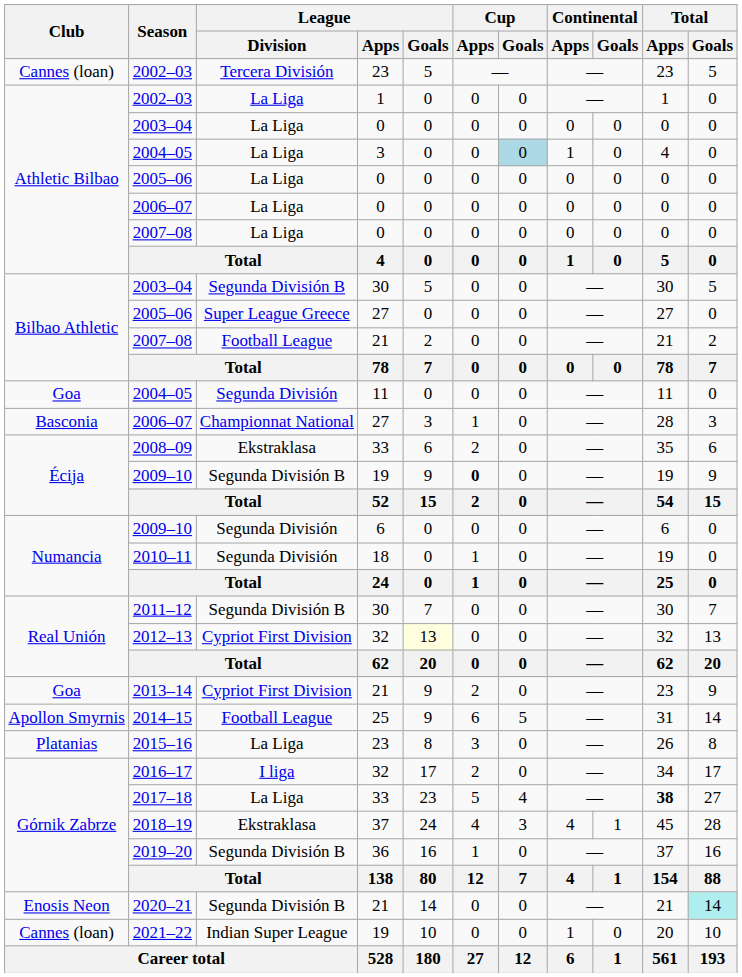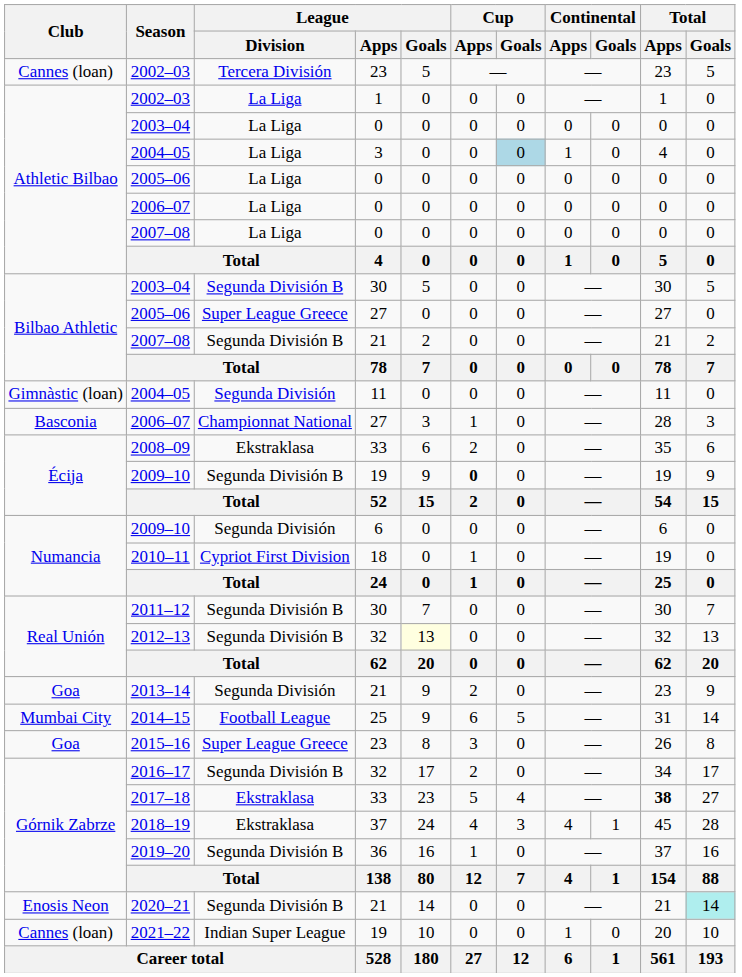(277, 340) Football League -> (275, 340) Segunda División B
(67, 394) Goa -> (66, 394) Gimnàstic (loan)
(277, 555) Segunda División -> (275, 555) Cypriot First Division
(277, 636) Cypriot First Division -> (275, 636) Segunda División B
(277, 690) Cypriot First Division -> (275, 690) Segunda División
(67, 717) Apollon Smyrnis -> (66, 717) Mumbai City
(67, 744) Platanias -> (66, 744) Goa
(277, 744) La Liga -> (275, 744) Super League Greece
(277, 771) I liga -> (275, 771) Segunda División B
(277, 797) La Liga -> (275, 797) Ekstraklasa
